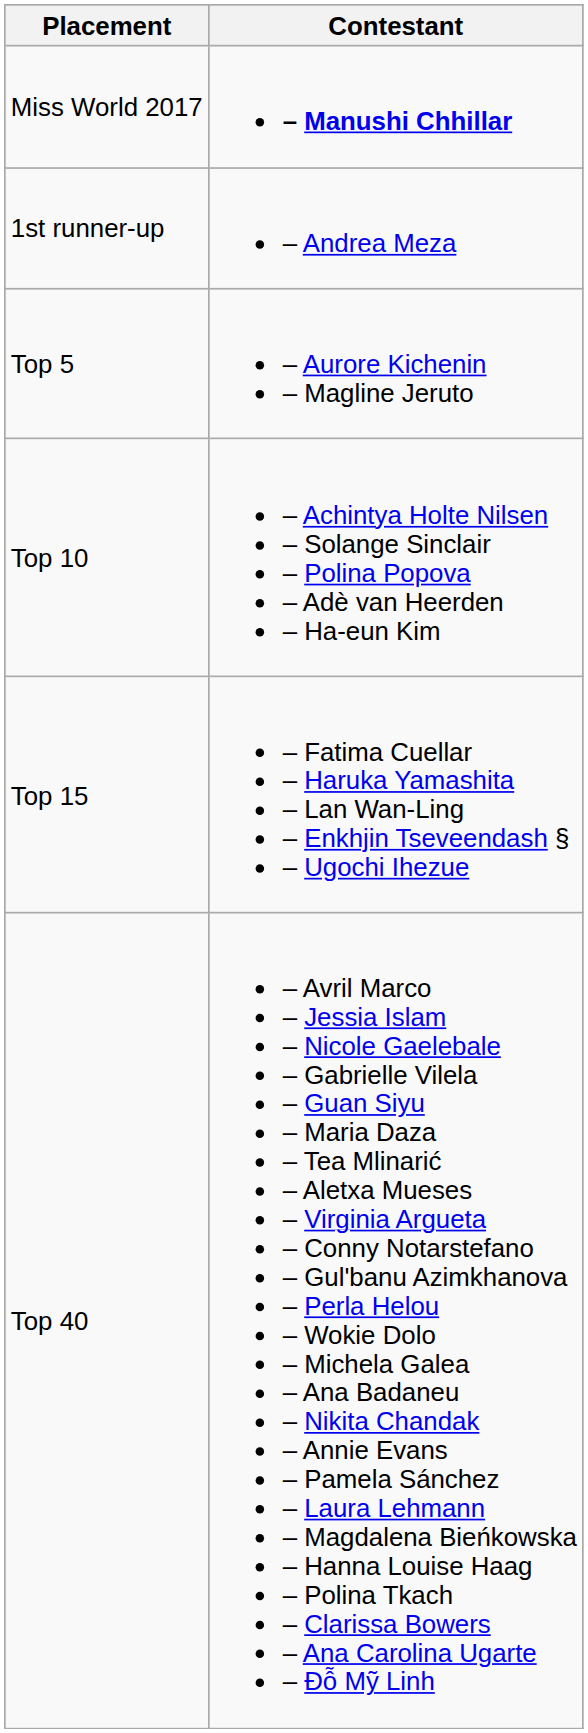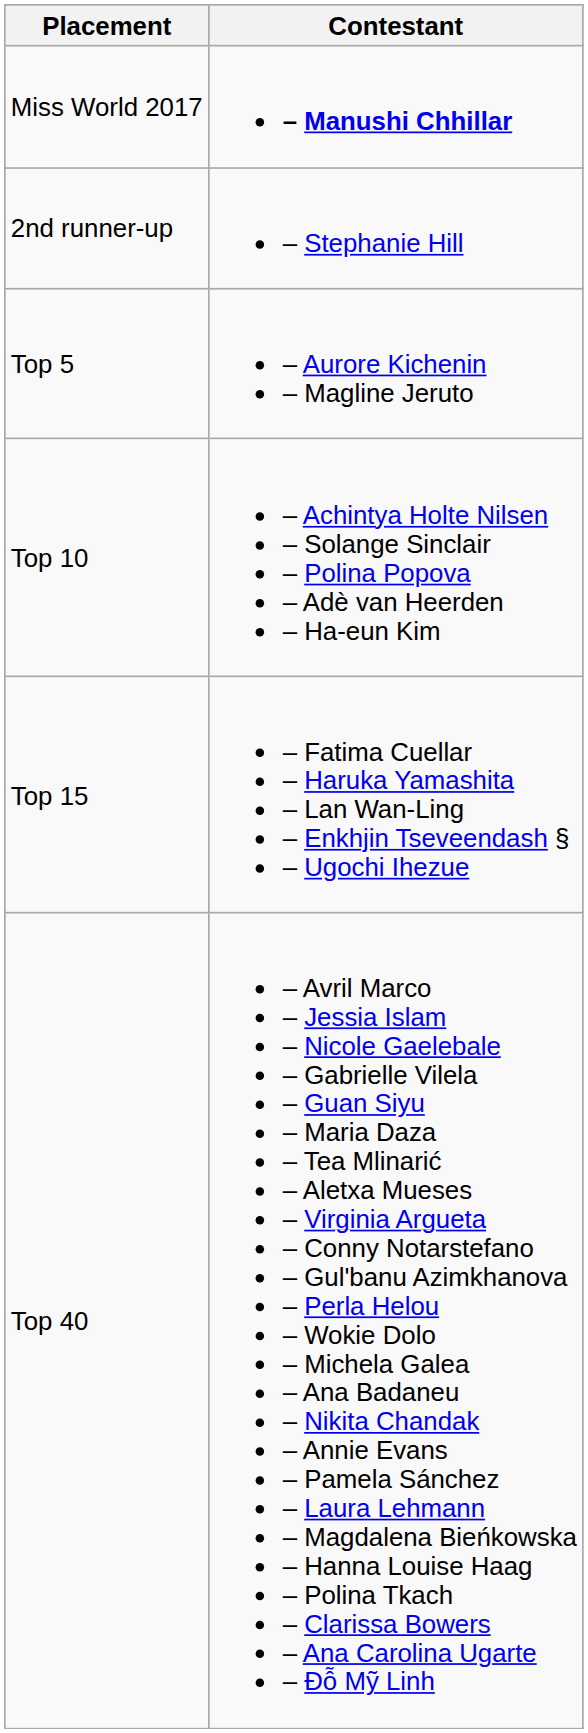- row: (88, 228)
+ row: (92, 228)
